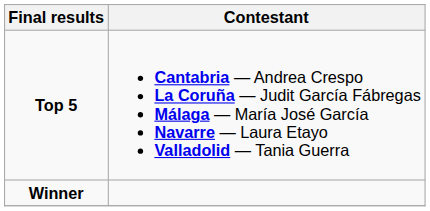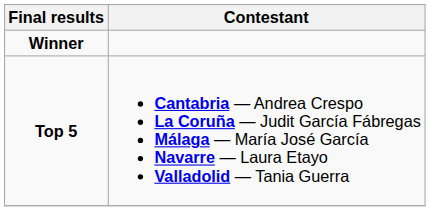rows swapped: (56, 193) <-> (56, 105)
